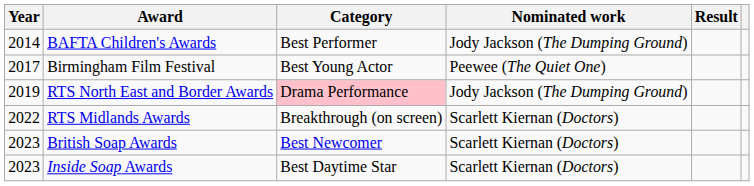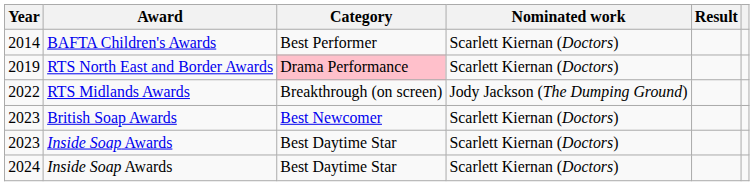(568, 42) Jody Jackson (The Dumping Ground) -> (534, 42) Scarlett Kiernan (Doctors)
- row: (24, 67)
(568, 92) Jody Jackson (The Dumping Ground) -> (534, 67) Scarlett Kiernan (Doctors)
(534, 117) Scarlett Kiernan (Doctors) -> (568, 92) Jody Jackson (The Dumping Ground)
+ row: (24, 167)
